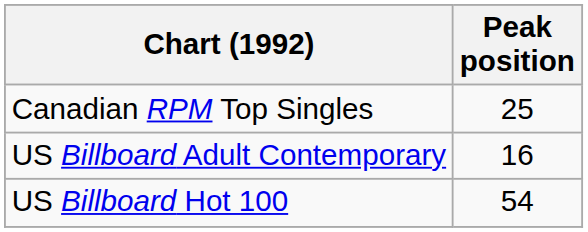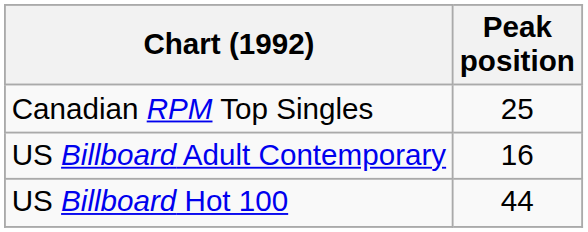(517, 202) 54 -> (517, 202) 44
